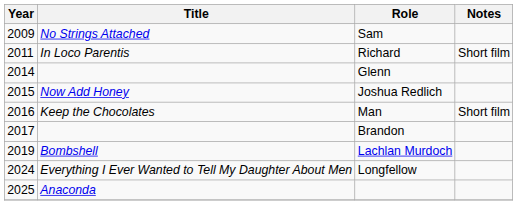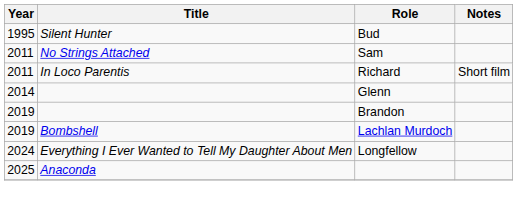+ row: (76, 33)
(21, 33) 2009 -> (20, 53) 2011
- row: (85, 92)
- row: (98, 111)
(21, 131) 2017 -> (21, 111) 2019
